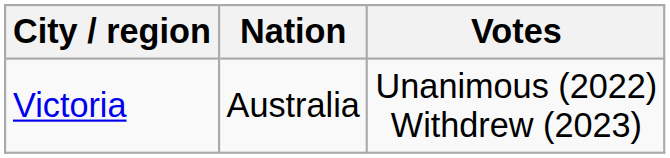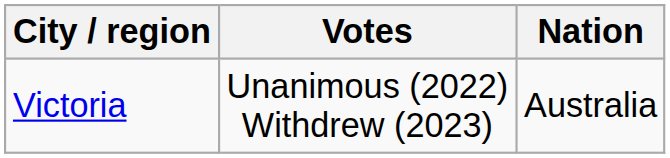columns swapped: (293, 31) <-> (516, 31)
